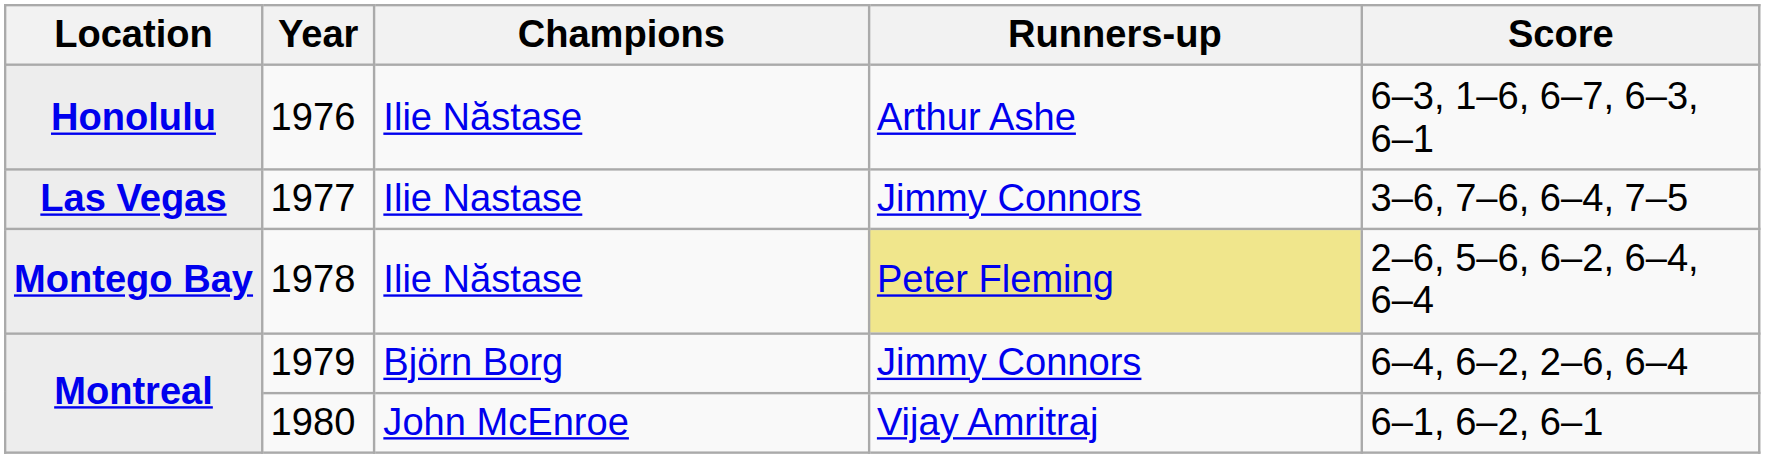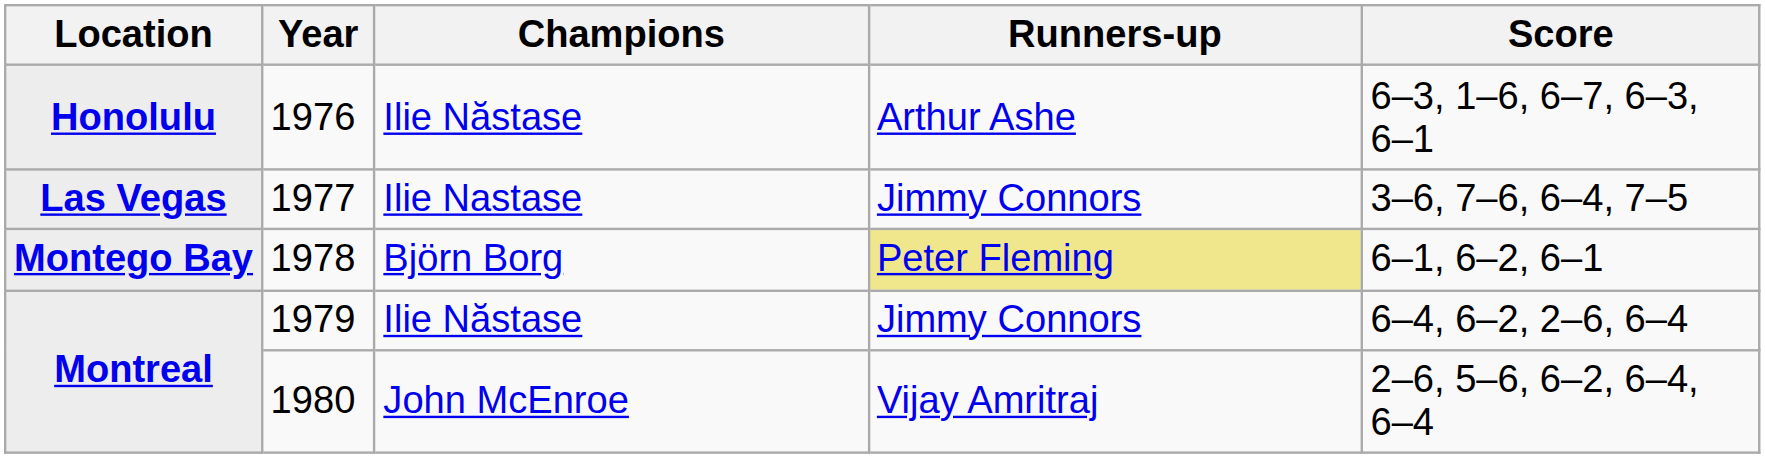(483, 280) Ilie Năstase -> (473, 258) Björn Borg
(1535, 280) 2–6, 5–6, 6–2, 6–4, 6–4 -> (1487, 258) 6–1, 6–2, 6–1
(473, 361) Björn Borg -> (483, 319) Ilie Năstase
(1487, 422) 6–1, 6–2, 6–1 -> (1535, 400) 2–6, 5–6, 6–2, 6–4, 6–4
